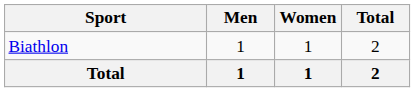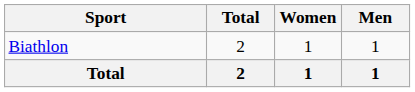columns swapped: (241, 18) <-> (375, 18)
